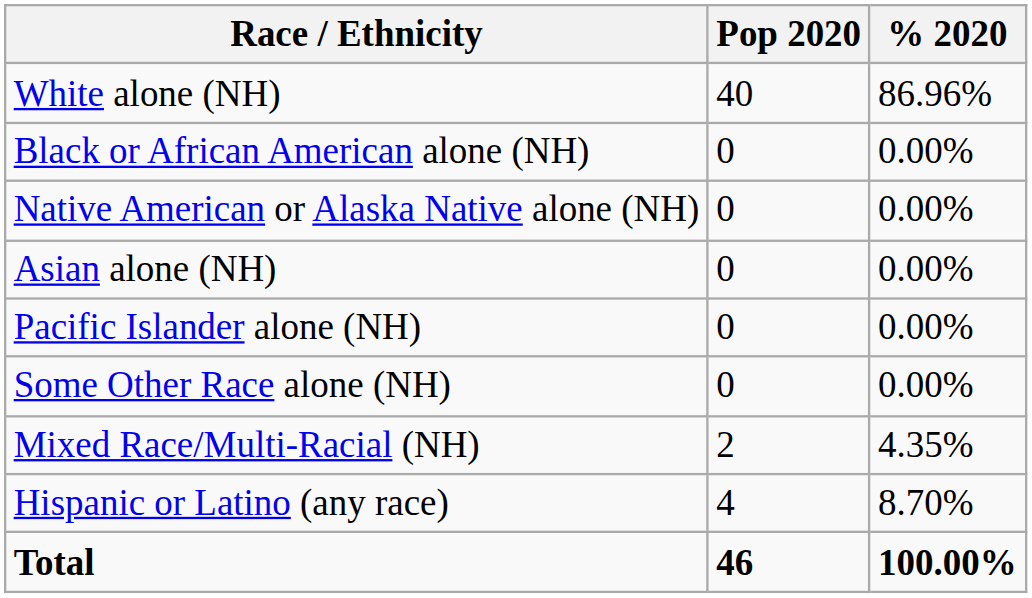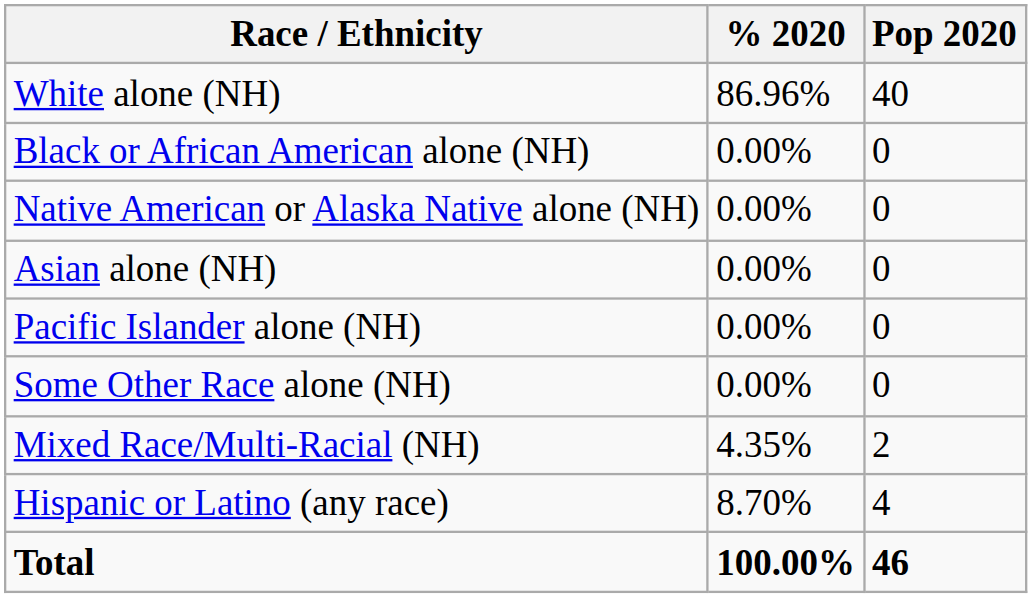columns swapped: (789, 33) <-> (947, 33)
